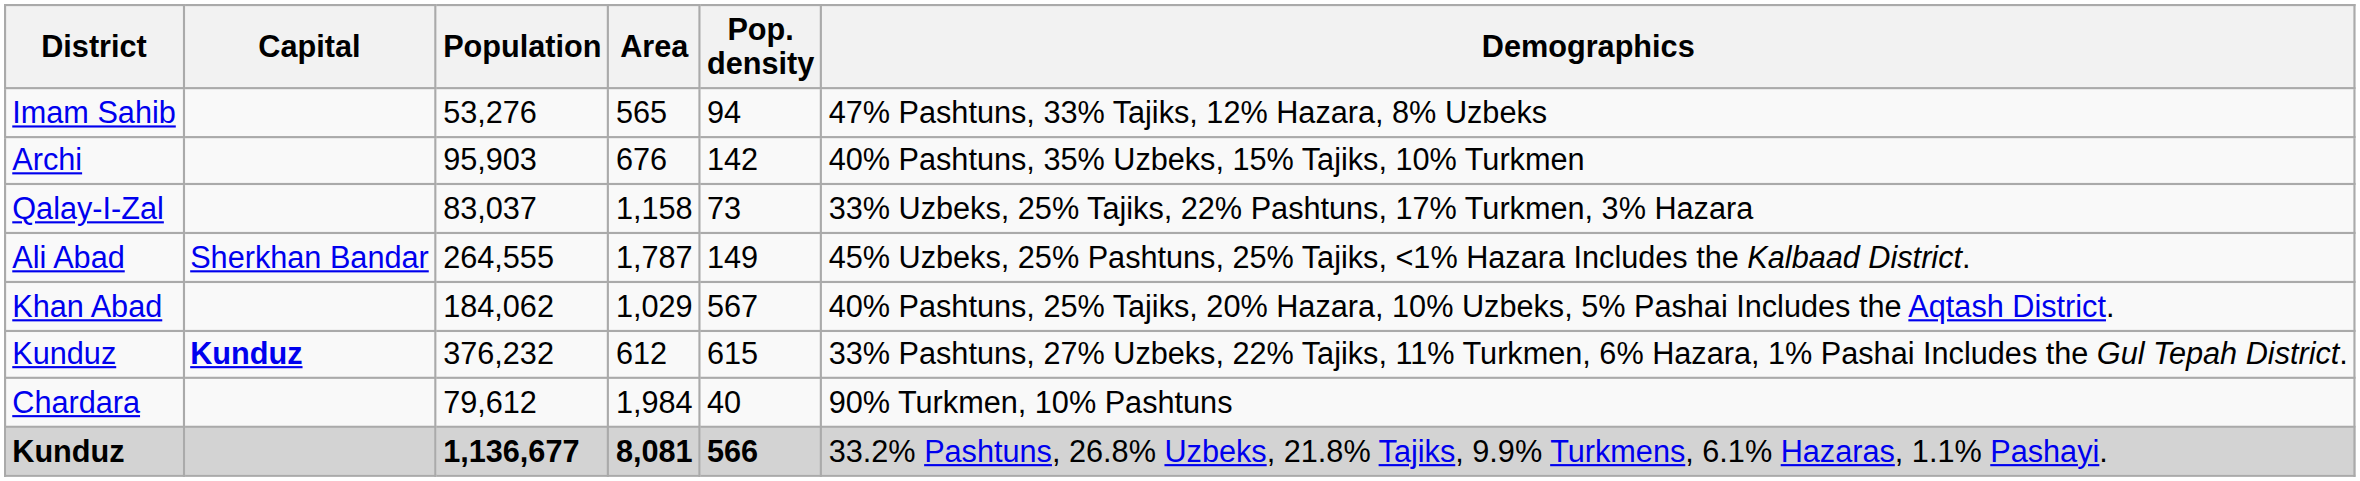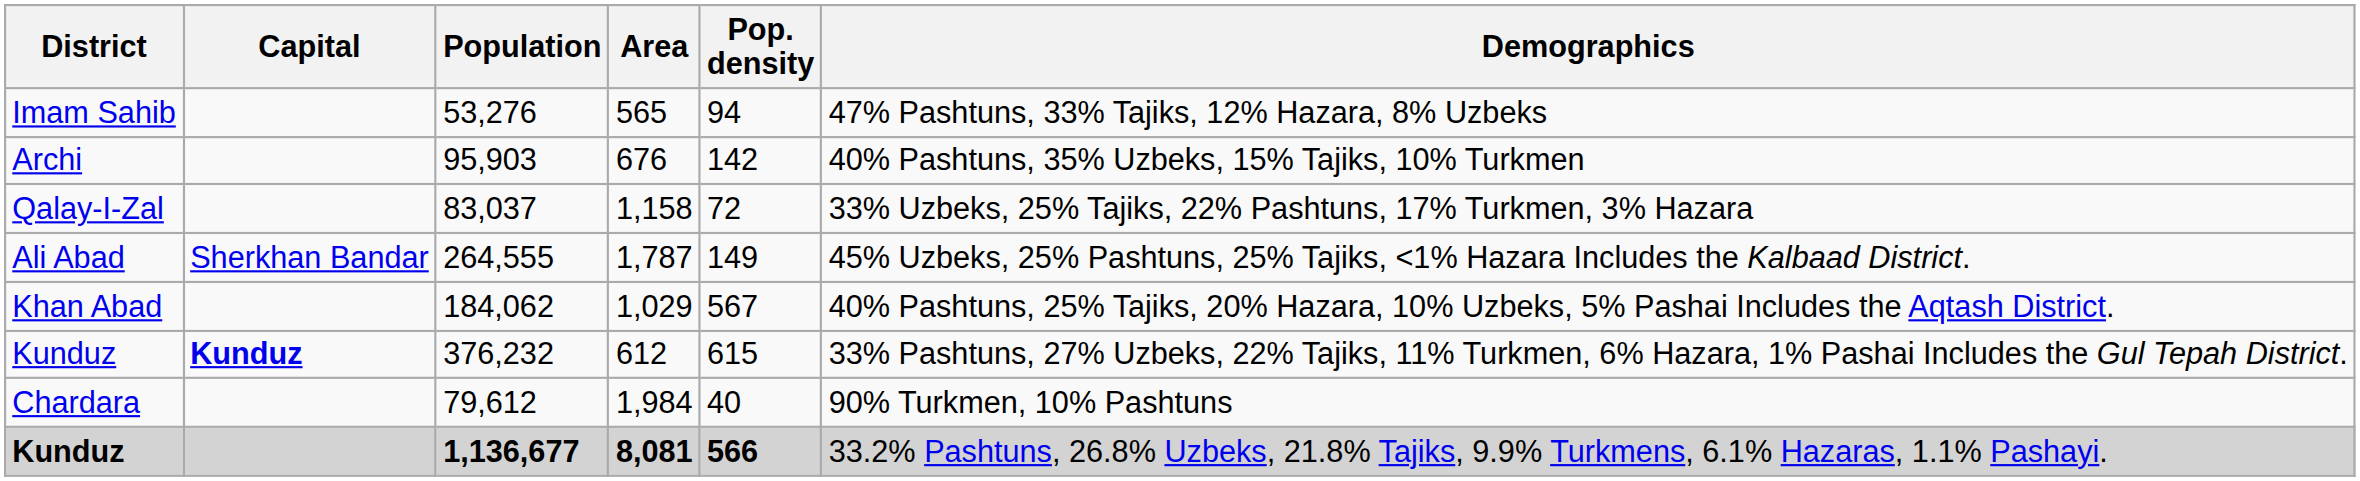(724, 209) 73 -> (724, 209) 72
